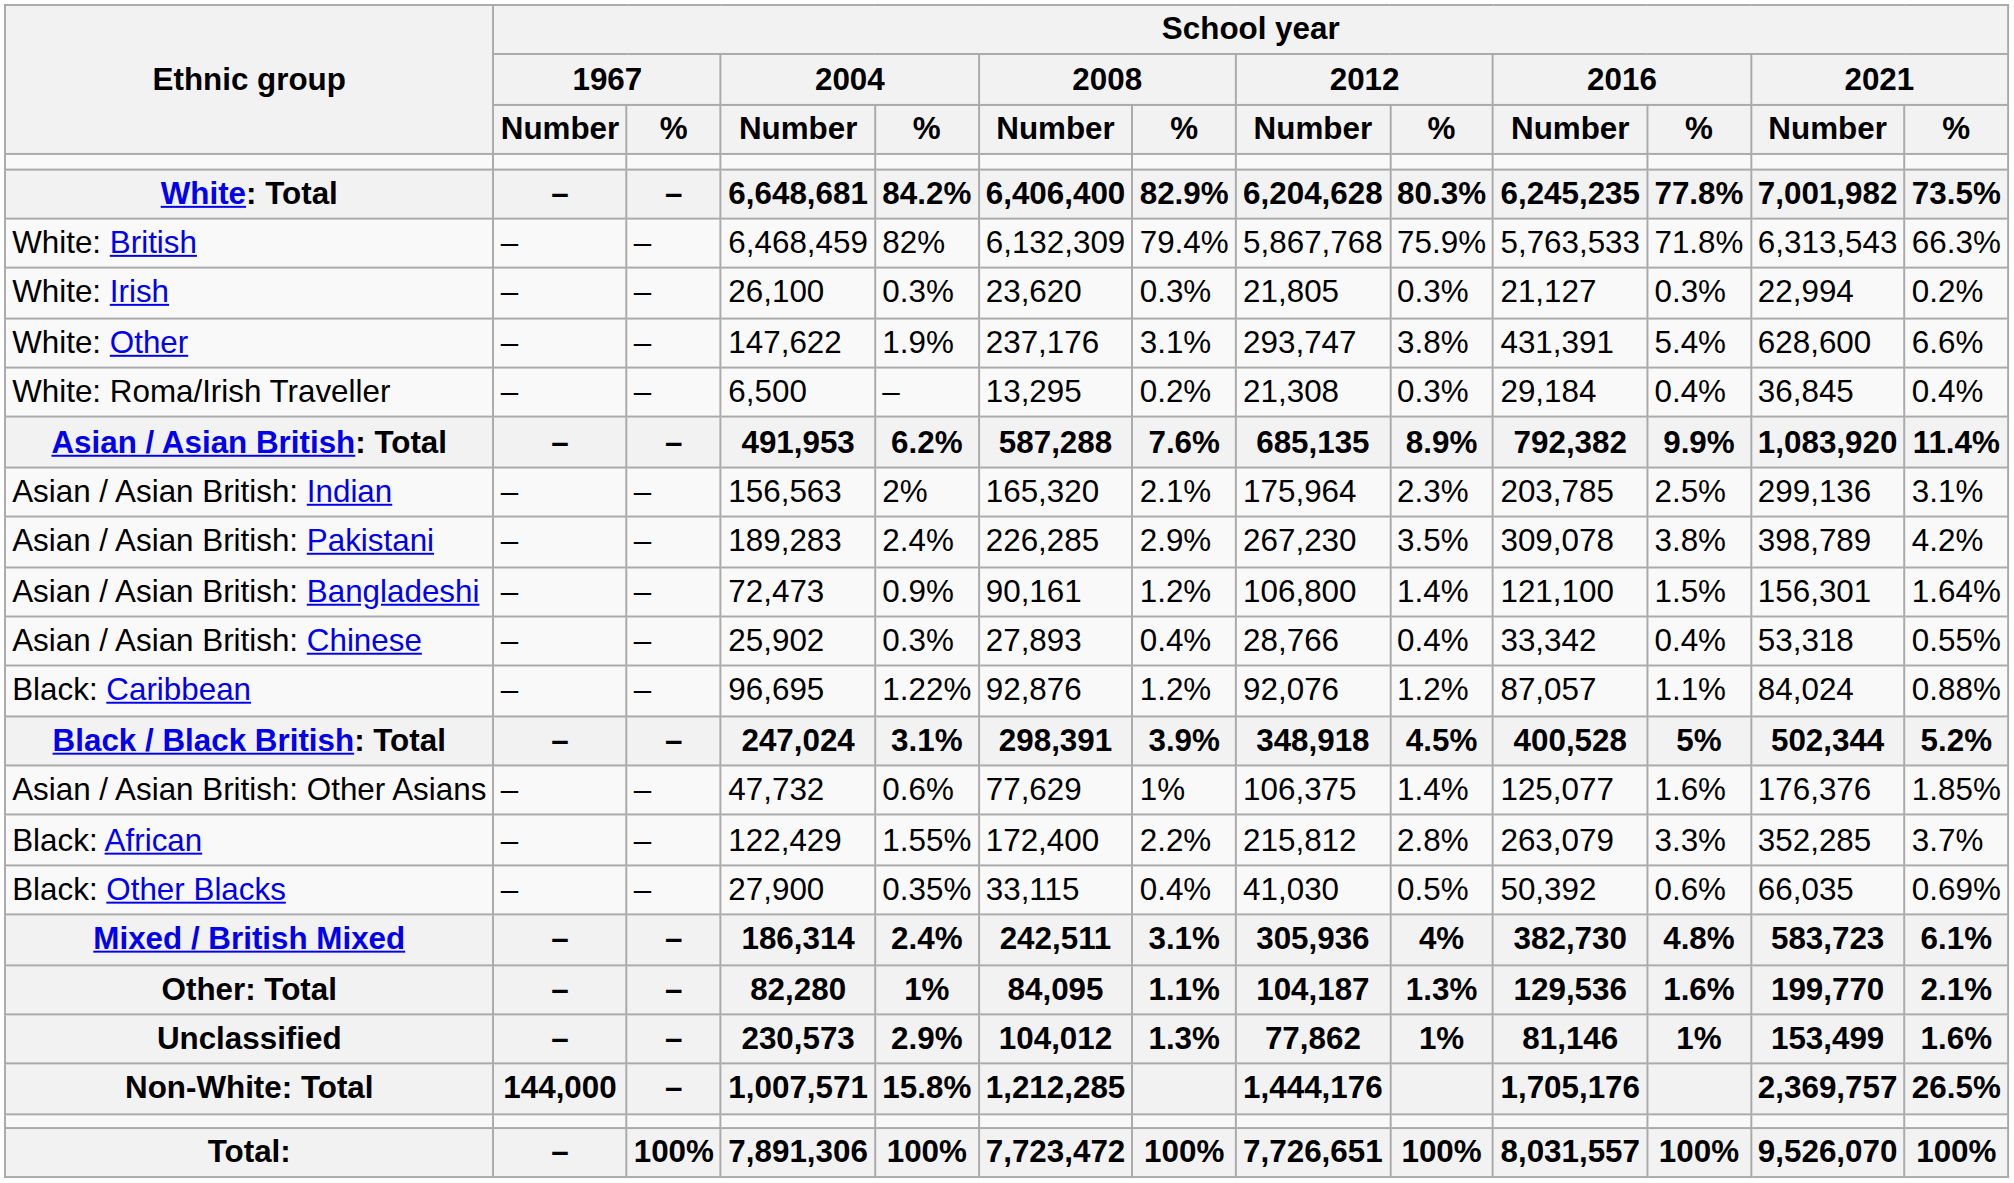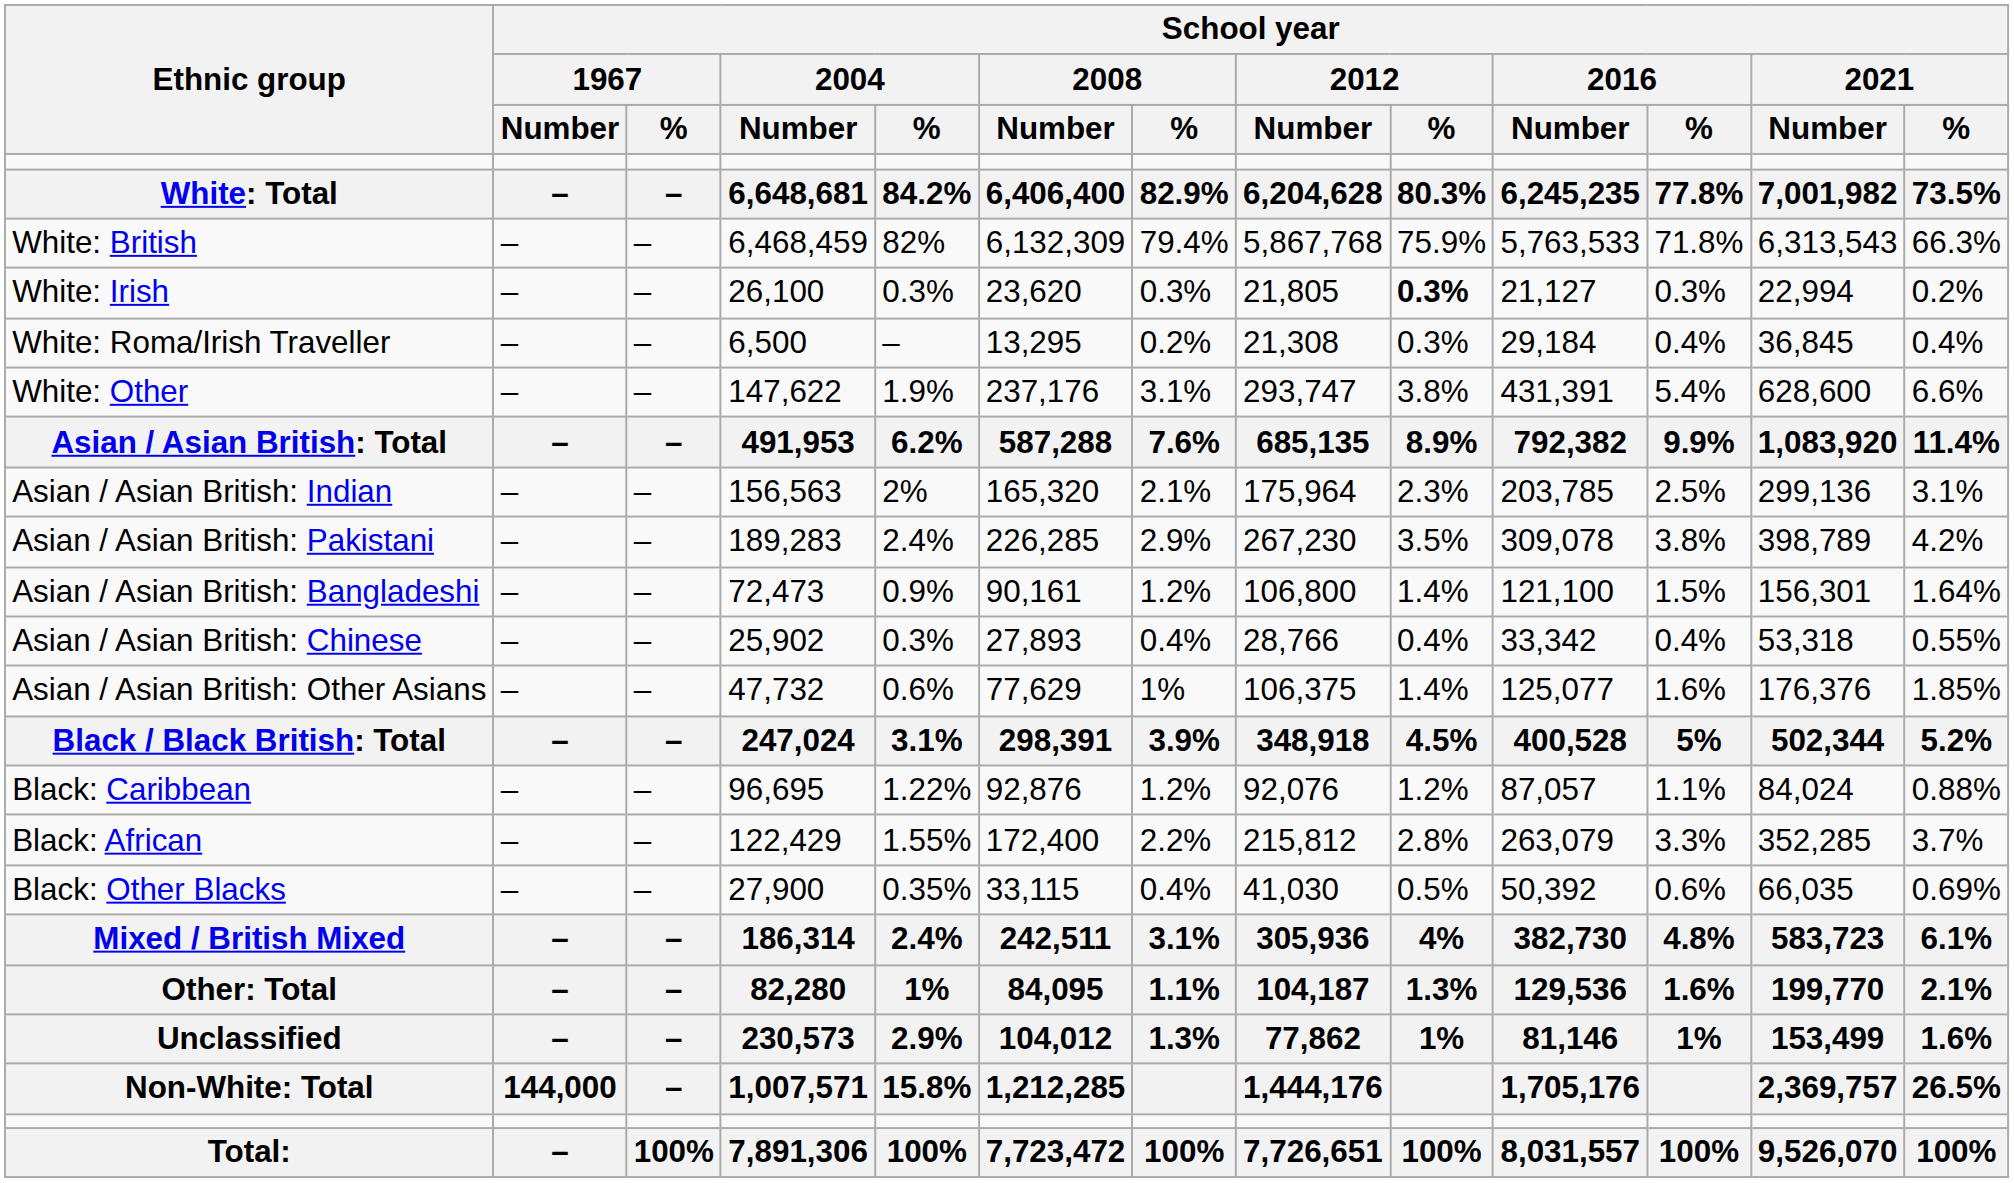(1433, 292) normal -> (1433, 292) bold
rows swapped: (201, 391) <-> (100, 342)
rows swapped: (249, 789) <-> (132, 690)
